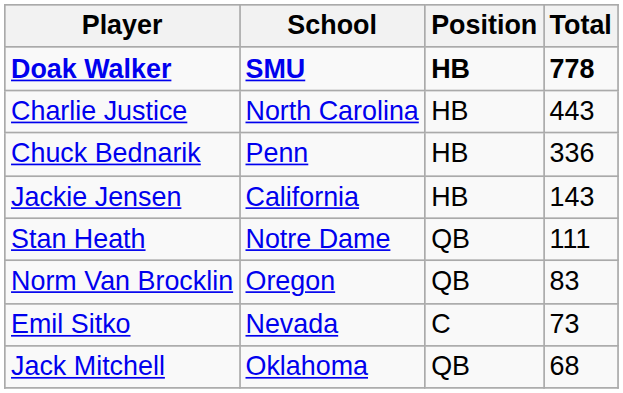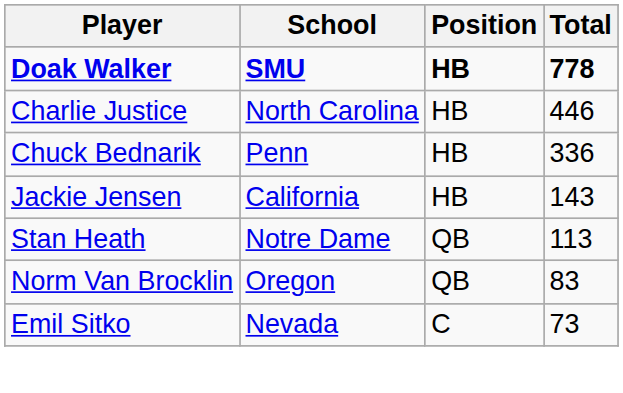(572, 111) 443 -> (572, 111) 446
(570, 238) 111 -> (571, 238) 113
- row: (88, 366)
